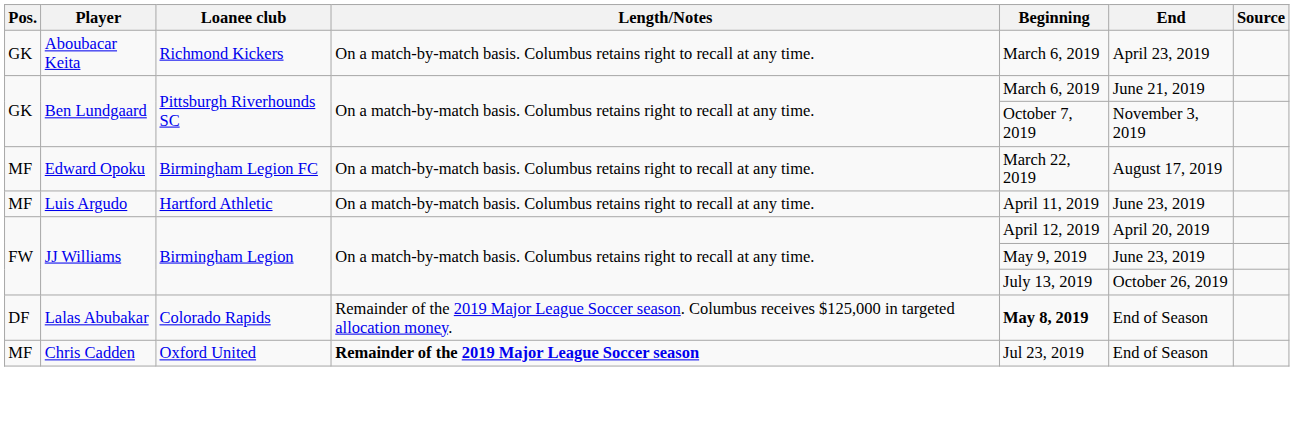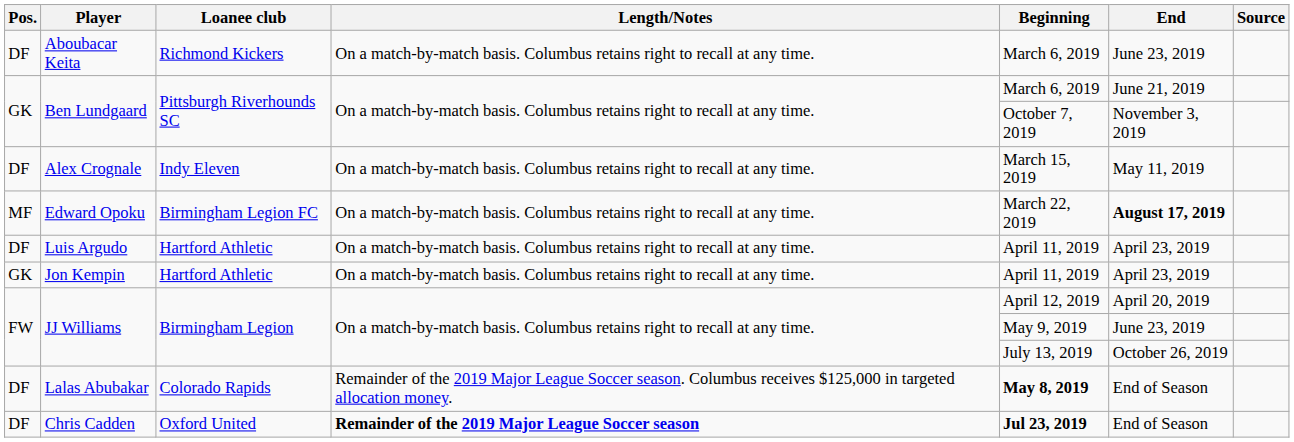(20, 52) GK -> (19, 52) DF
(1161, 52) April 23, 2019 -> (1159, 52) June 23, 2019
+ row: (93, 168)
(1168, 168) normal -> (1169, 213) bold
(20, 203) MF -> (19, 248) DF
(1159, 203) June 23, 2019 -> (1161, 248) April 23, 2019
+ row: (85, 274)
(20, 353) MF -> (19, 423) DF
(1044, 353) normal -> (1045, 423) bold
